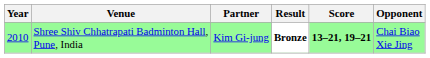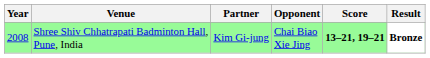columns swapped: (399, 13) <-> (290, 13)
(18, 37) 2010 -> (18, 37) 2008
